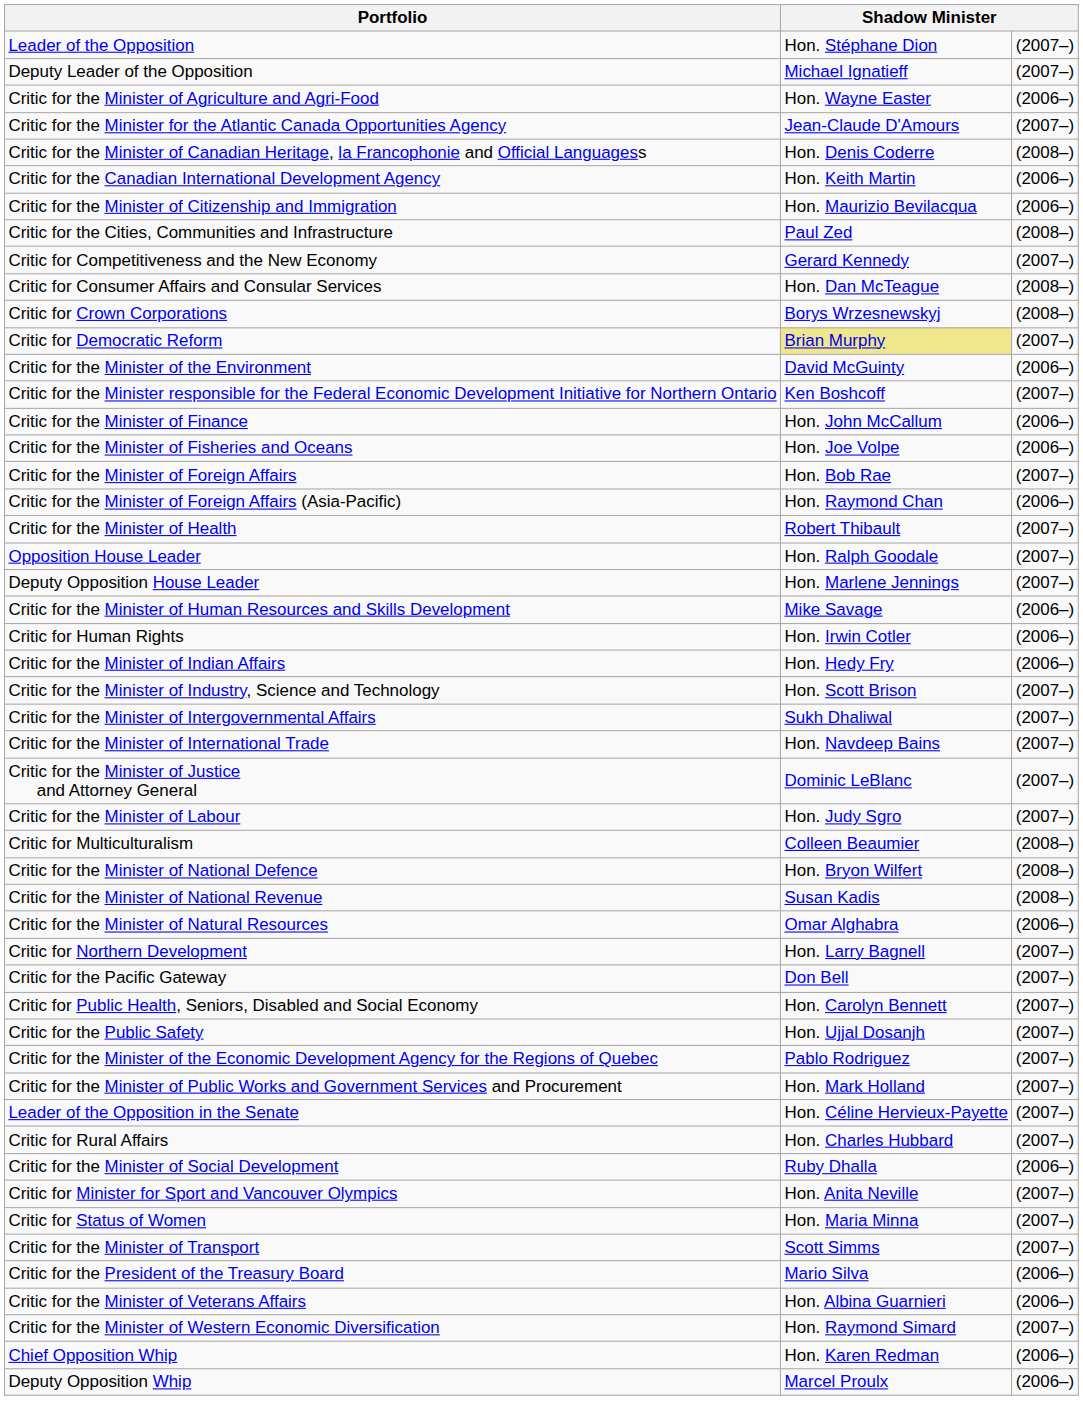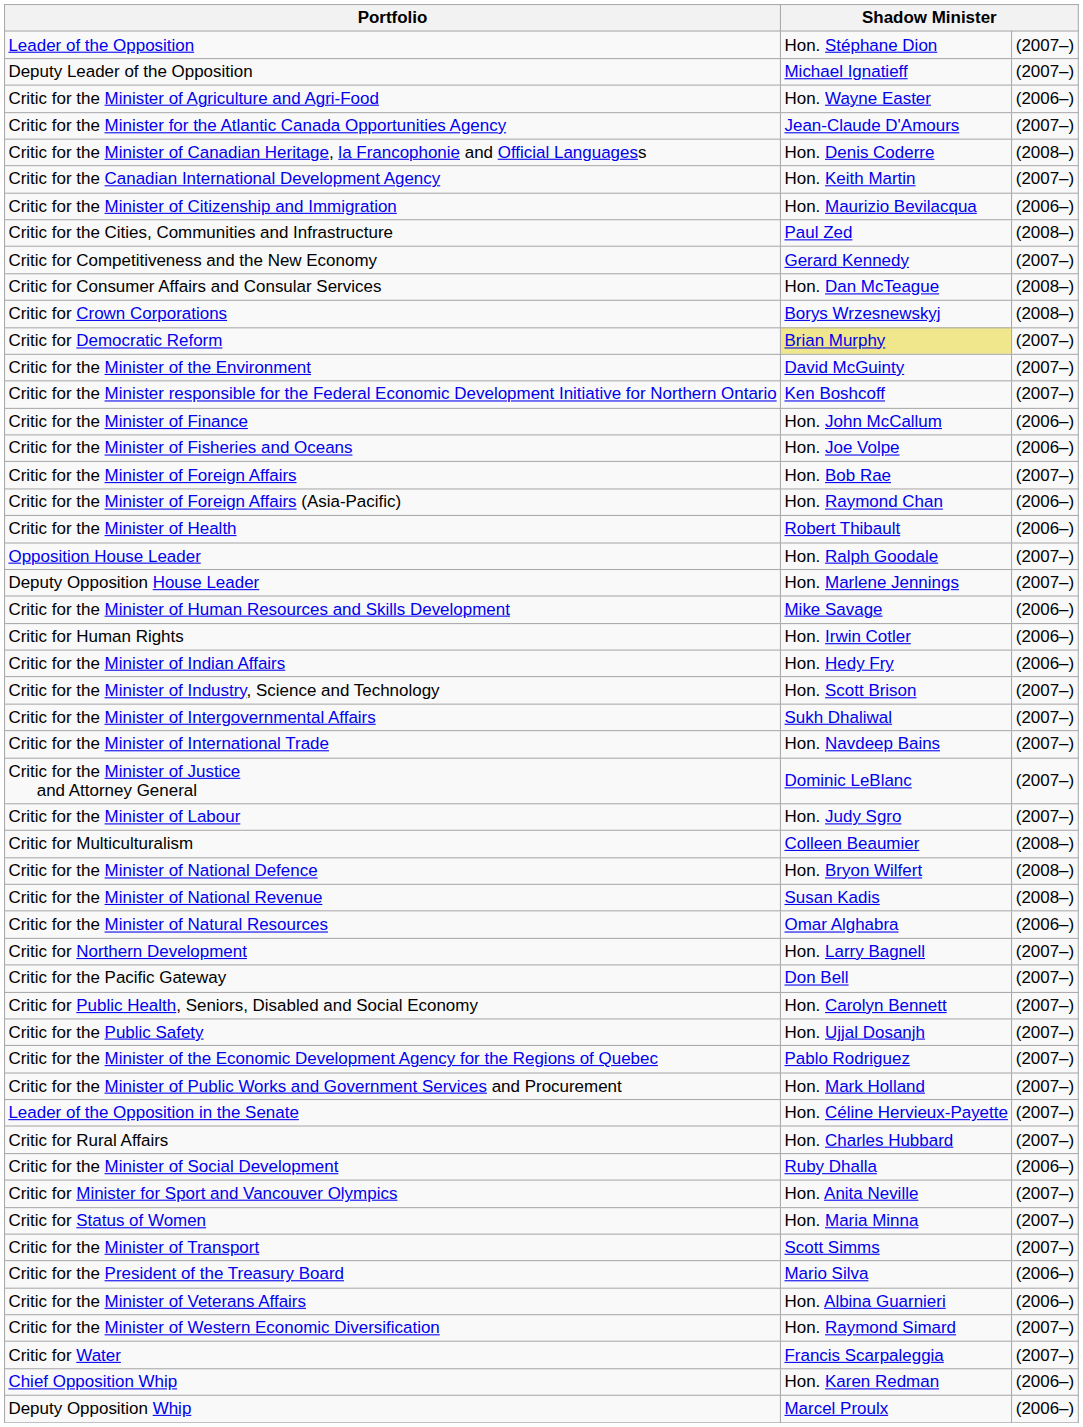(1045, 179) (2006–) -> (1045, 179) (2007–)
(1045, 367) (2006–) -> (1045, 367) (2007–)
(1045, 529) (2007–) -> (1045, 529) (2006–)
+ row: (65, 1355)
